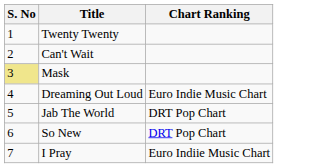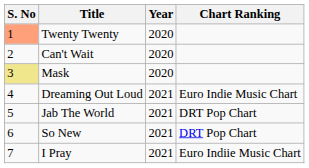+ column: (161, 14)
(10, 34) no background -> (10, 34) lightsalmon background
